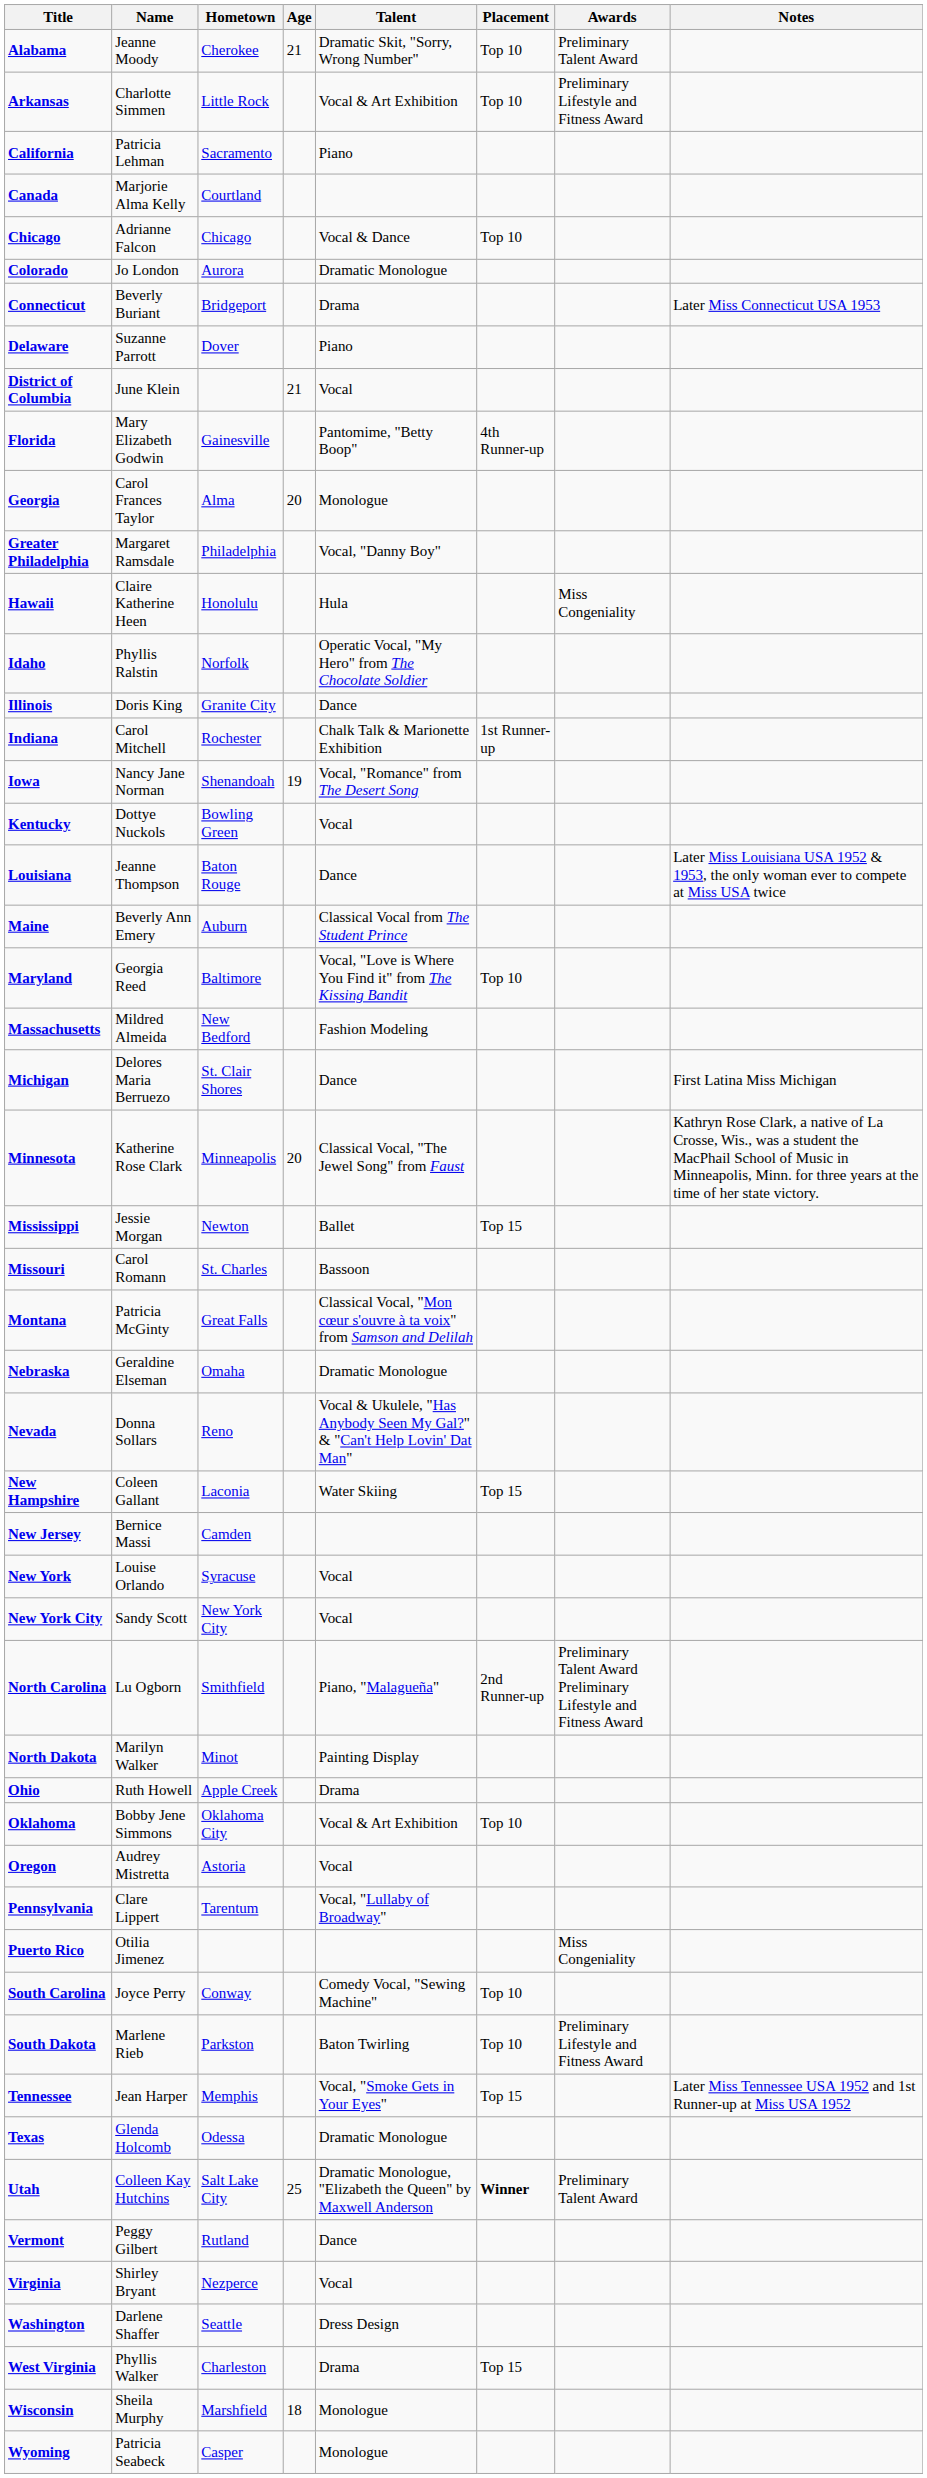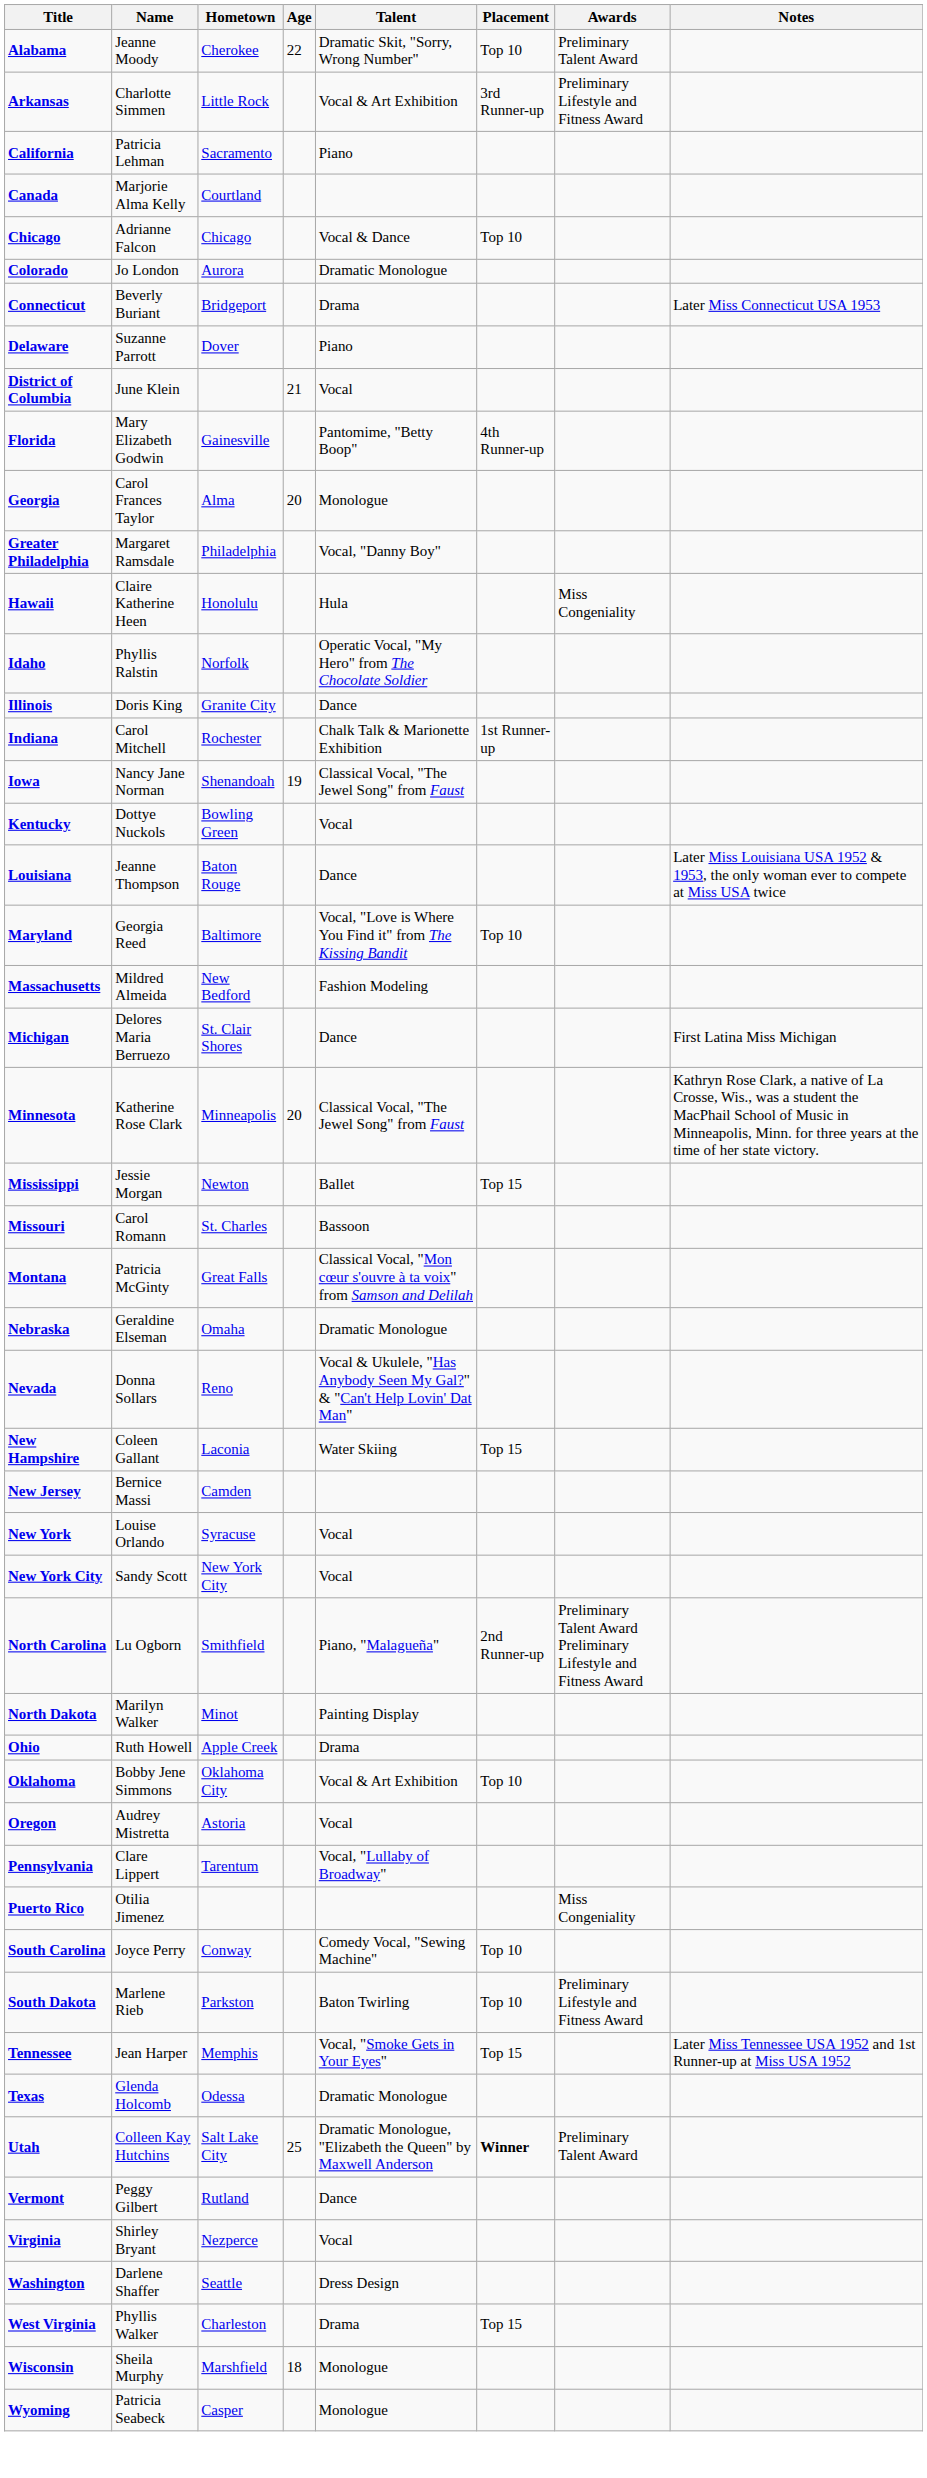(294, 50) 21 -> (294, 50) 22
(501, 102) Top 10 -> (512, 102) 3rd Runner-up
(390, 781) Vocal, "Romance" from The Desert Song -> (391, 781) Classical Vocal, "The Jewel Song" from Faust
- row: (28, 926)
